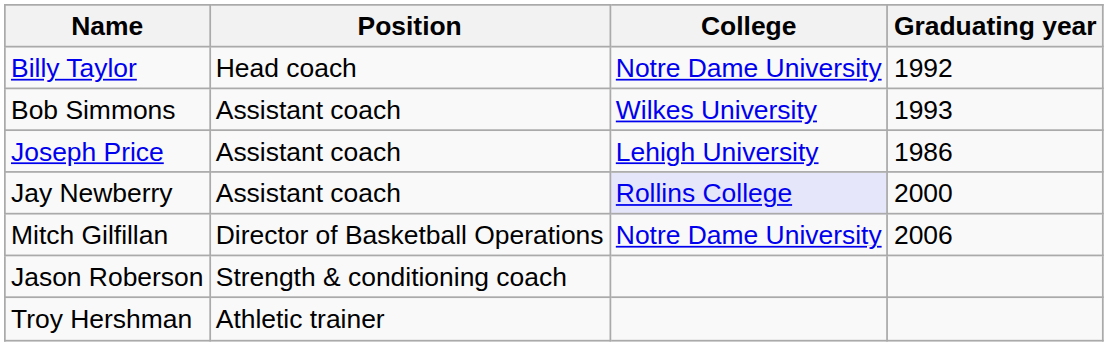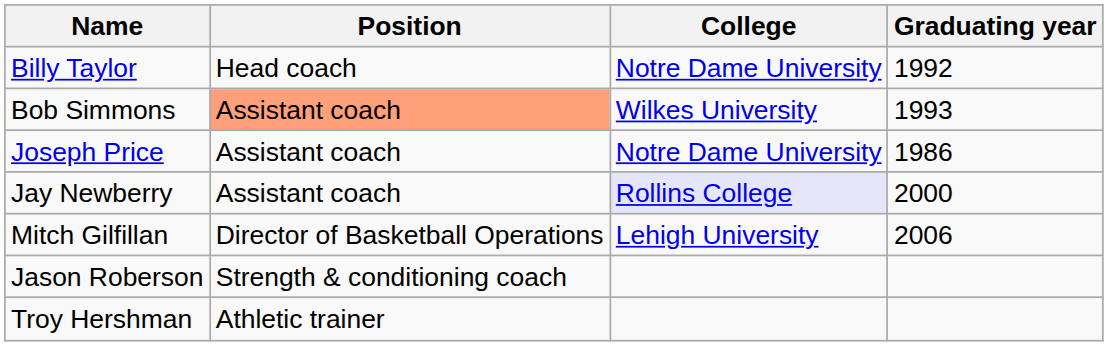(308, 110) no background -> (308, 110) lightsalmon background
(717, 152) Lehigh University -> (749, 152) Notre Dame University
(749, 235) Notre Dame University -> (717, 235) Lehigh University
